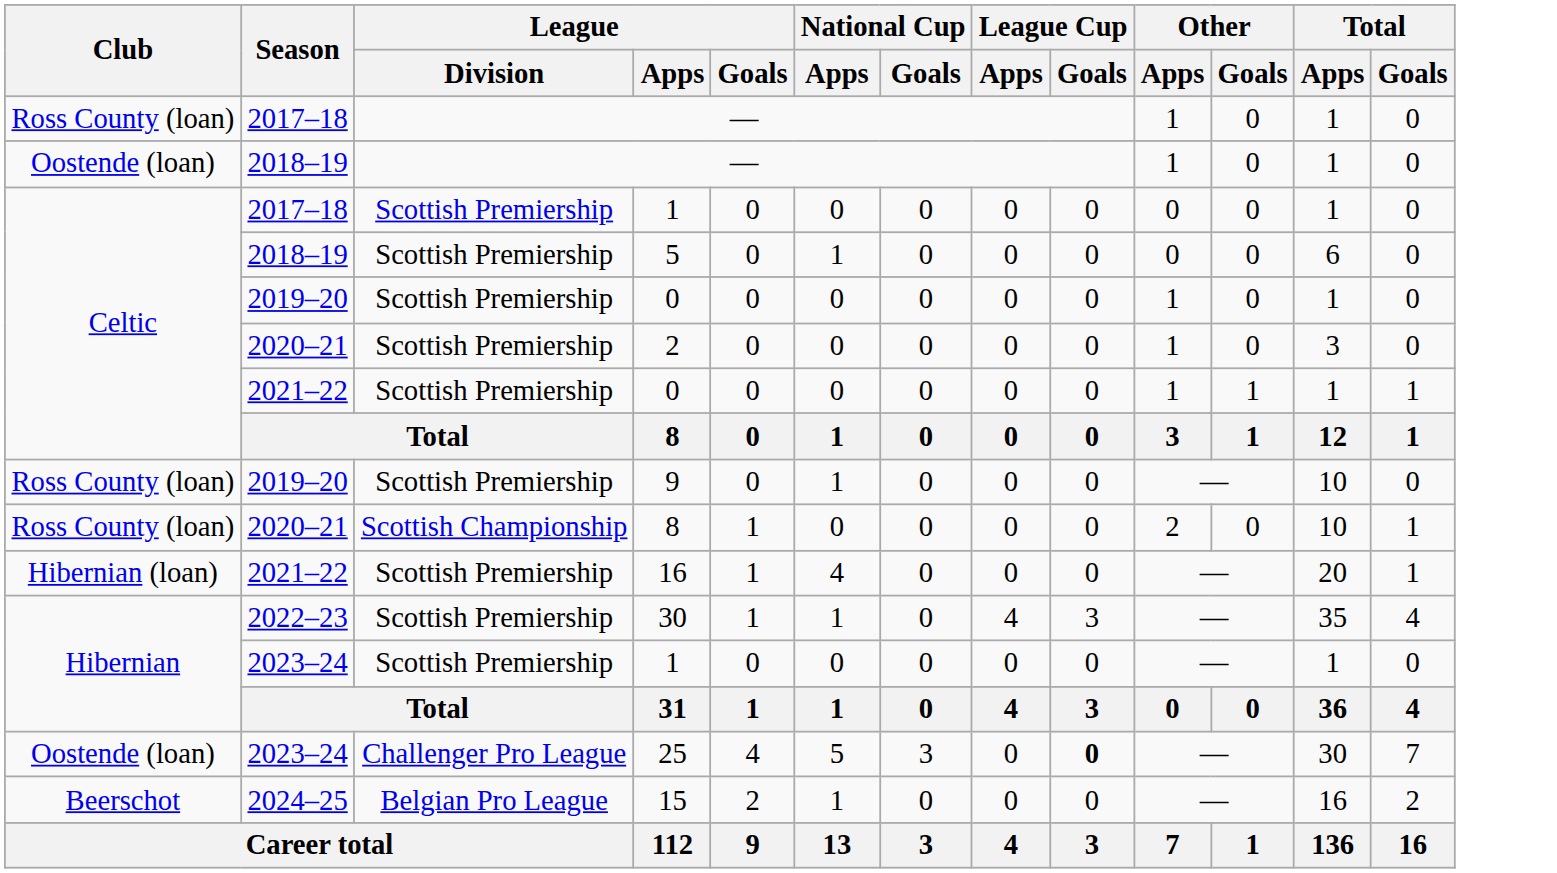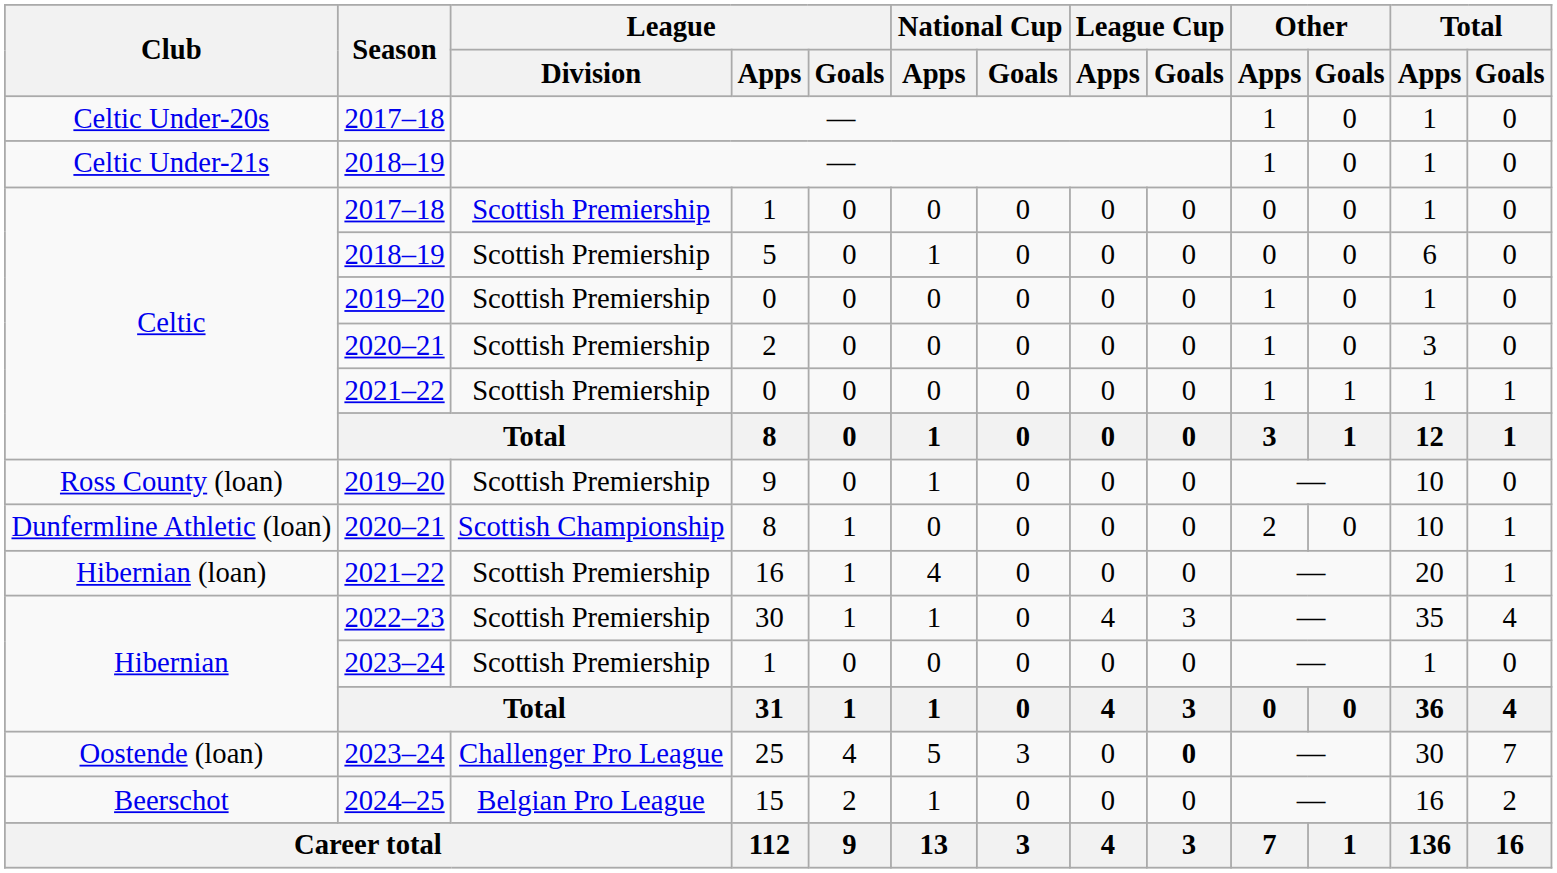(123, 118) Ross County (loan) -> (171, 118) Celtic Under-20s
(123, 163) Oostende (loan) -> (171, 163) Celtic Under-21s
(123, 526) Ross County (loan) -> (171, 526) Dunfermline Athletic (loan)
